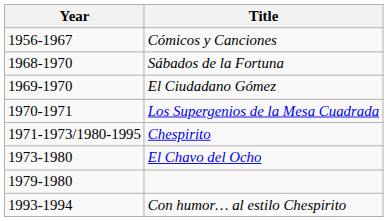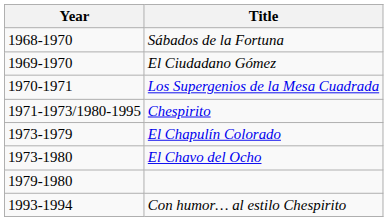- row: (212, 39)
+ row: (214, 134)
